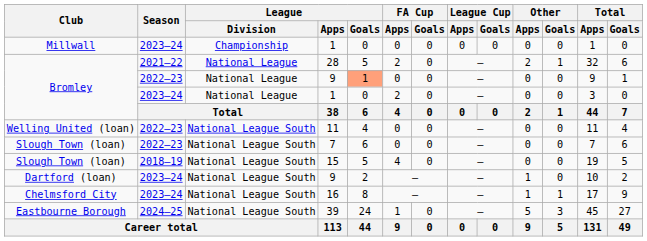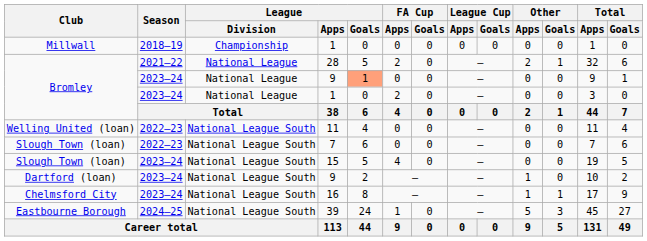(161, 46) 2023–24 -> (161, 46) 2018–19
(161, 79) 2022–23 -> (161, 79) 2023–24
(161, 161) 2018–19 -> (161, 161) 2023–24
